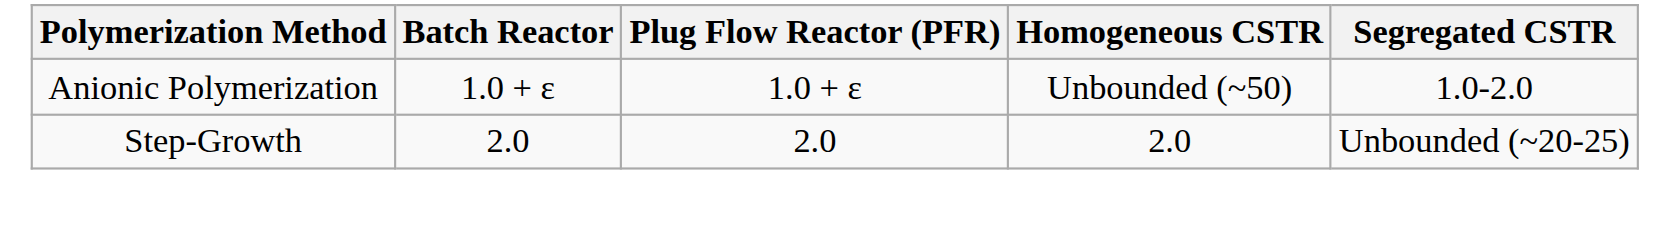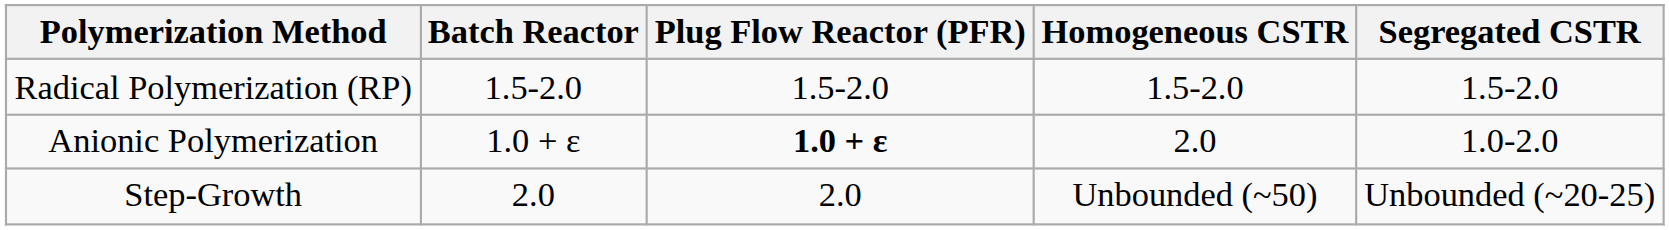+ row: (213, 86)
(815, 86) normal -> (840, 140) bold
(1170, 86) Unbounded (~50) -> (1195, 140) 2.0
(1170, 140) 2.0 -> (1195, 195) Unbounded (~50)
